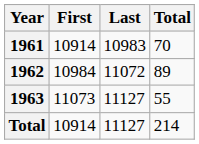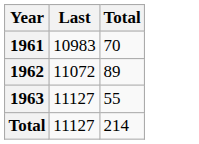- column: (75, 17)
